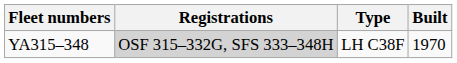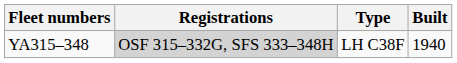(429, 44) 1970 -> (429, 44) 1940
